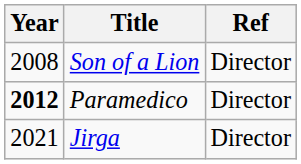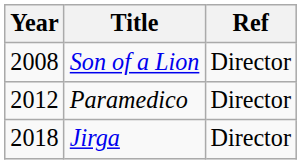(34, 100) bold -> (34, 100) normal
(34, 138) 2021 -> (34, 138) 2018
